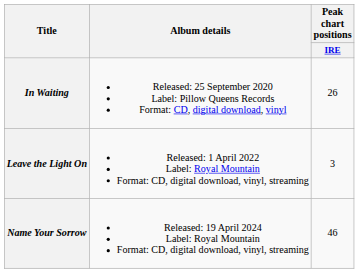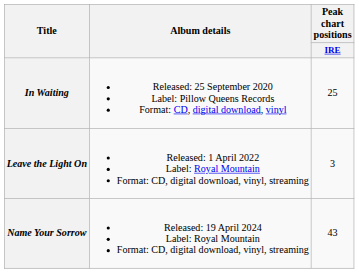(333, 93) 26 -> (333, 93) 25
(333, 233) 46 -> (333, 233) 43
